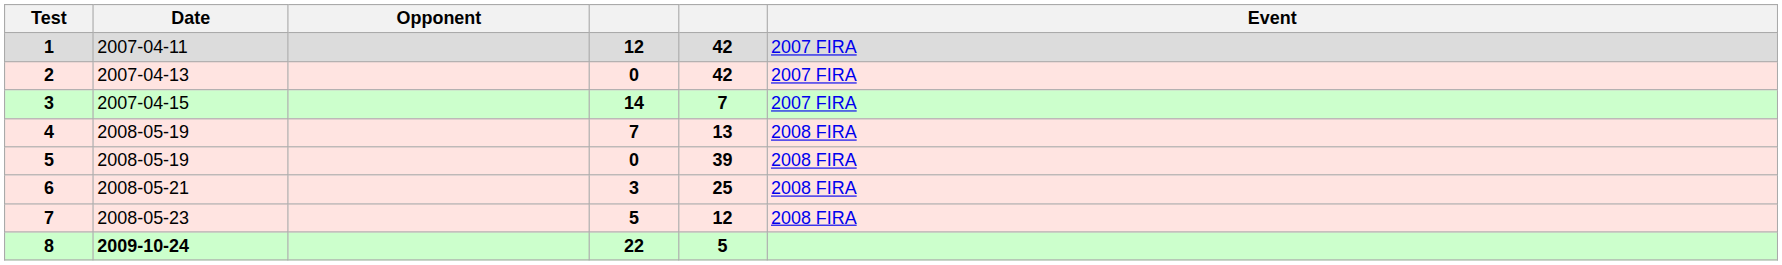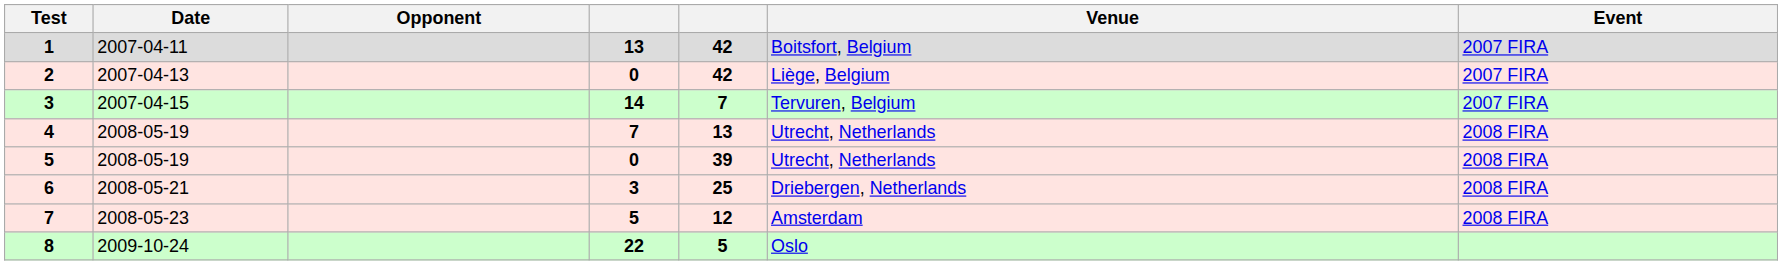+ column: (1113, 18)
(634, 47) 12 -> (634, 47) 13
(143, 246) bold -> (143, 246) normal
